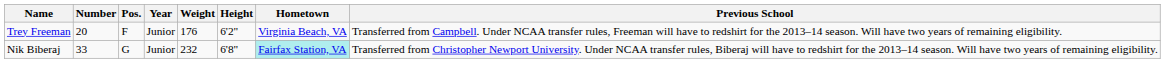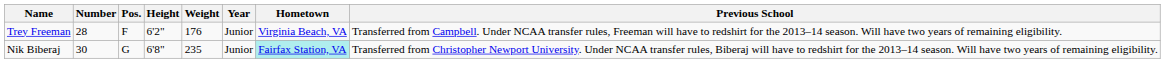columns swapped: (237, 13) <-> (161, 13)
(82, 31) 20 -> (82, 31) 28
(82, 49) 33 -> (82, 49) 30
(189, 49) 232 -> (193, 49) 235
